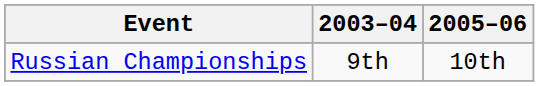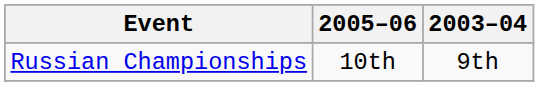columns swapped: (368, 24) <-> (478, 24)
